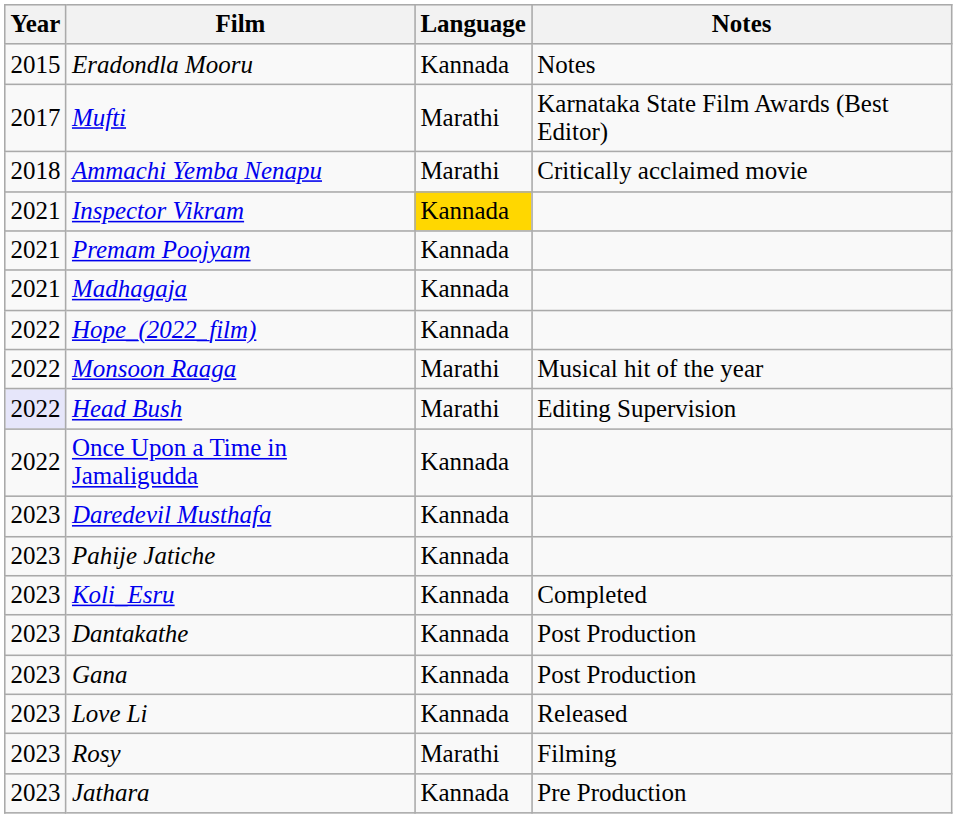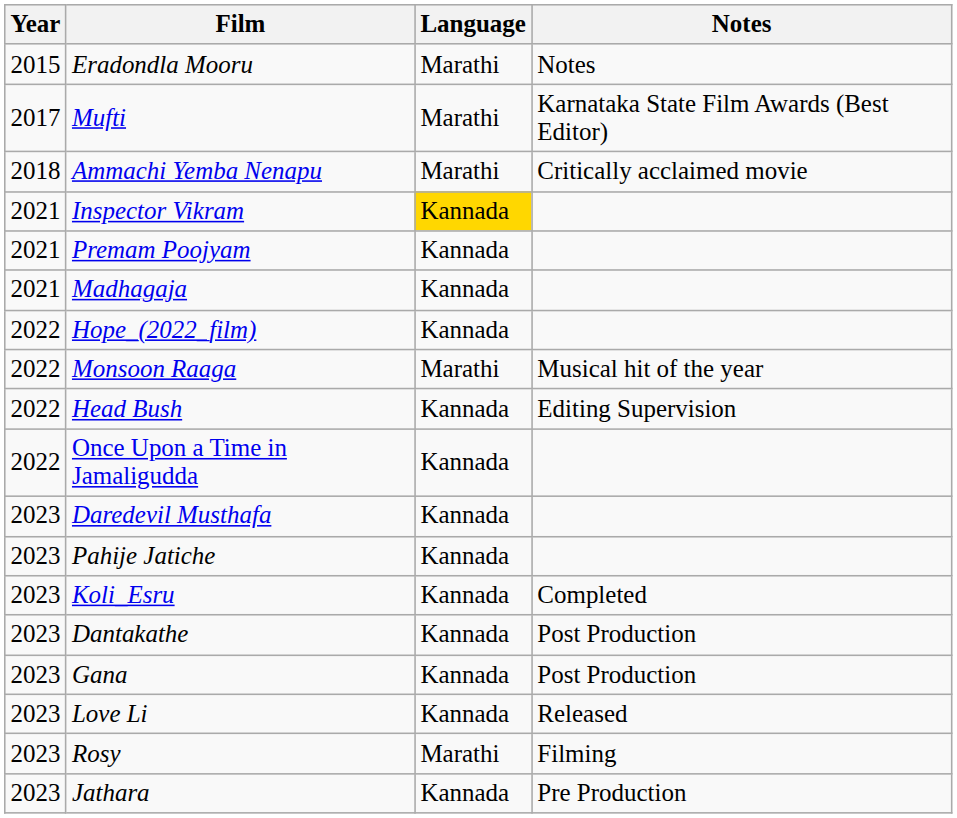(465, 63) Kannada -> (460, 63) Marathi
(35, 408) lavender background -> (35, 408) no background
(460, 408) Marathi -> (465, 408) Kannada
